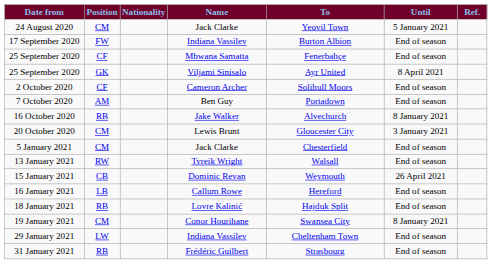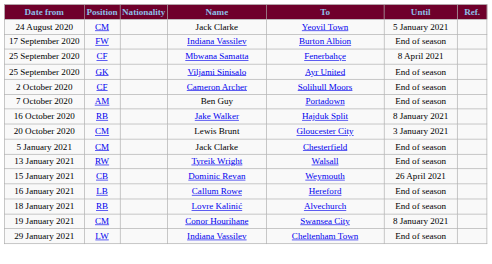(421, 57) End of season -> (421, 57) 8 April 2021
(421, 72) 8 April 2021 -> (421, 72) End of season
(325, 117) Alvechurch -> (325, 117) Hajduk Split
(325, 206) Hajduk Split -> (325, 206) Alvechurch
- row: (44, 251)
